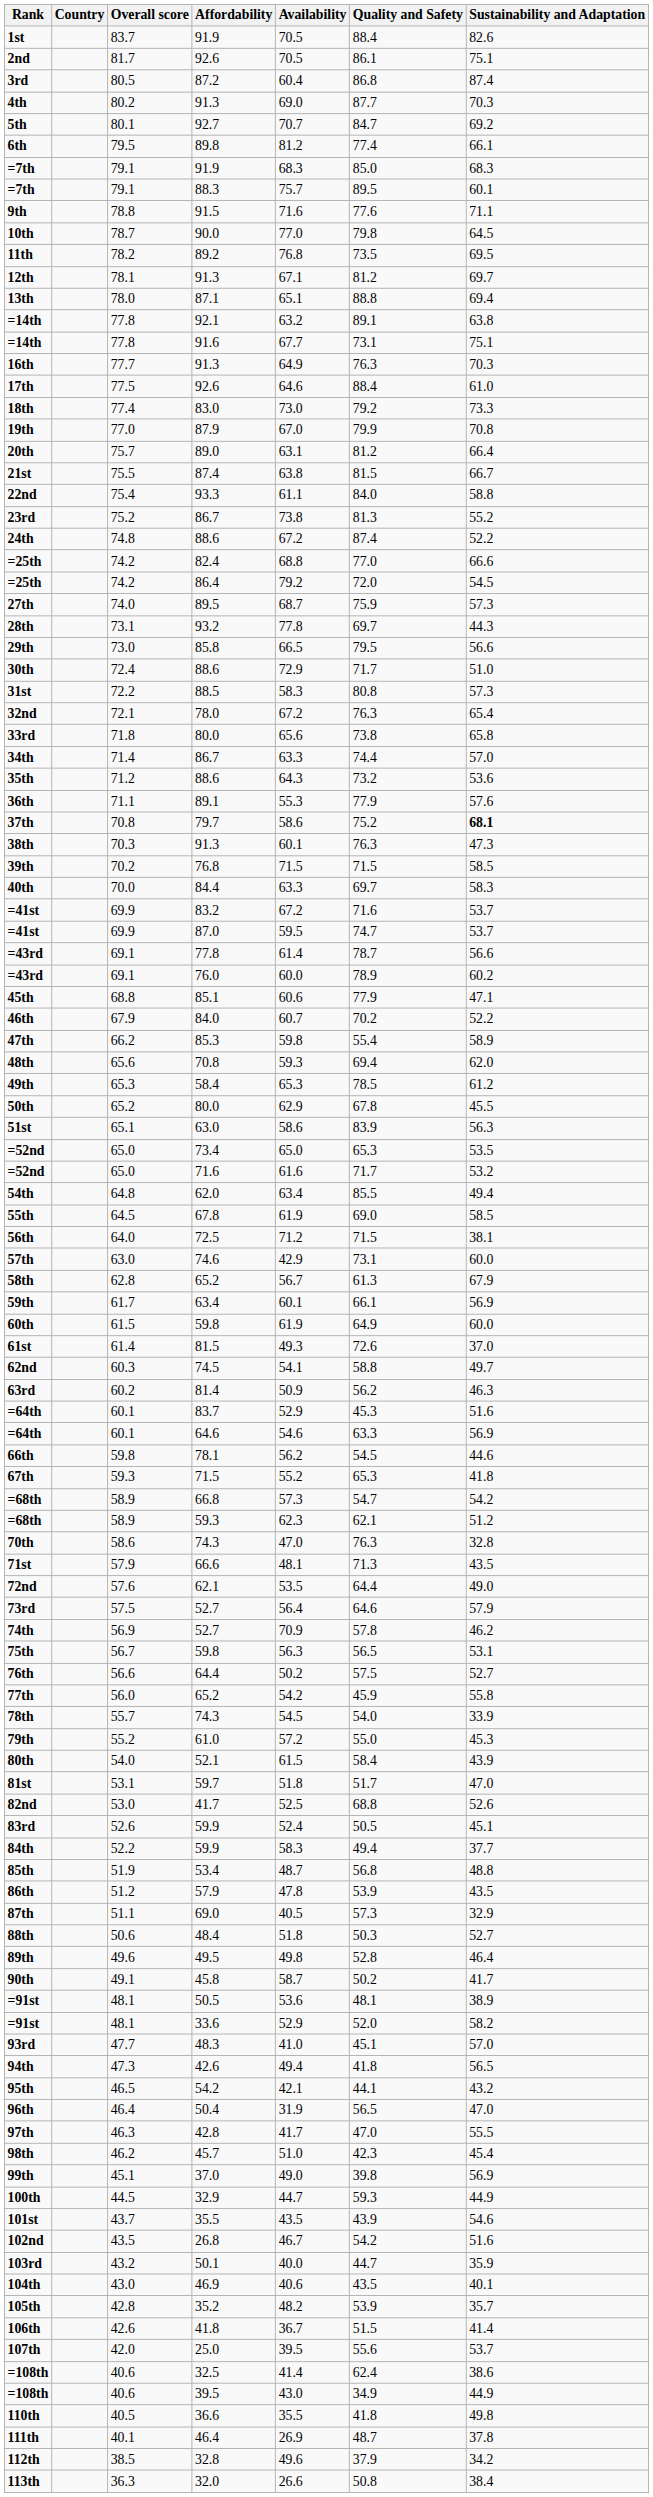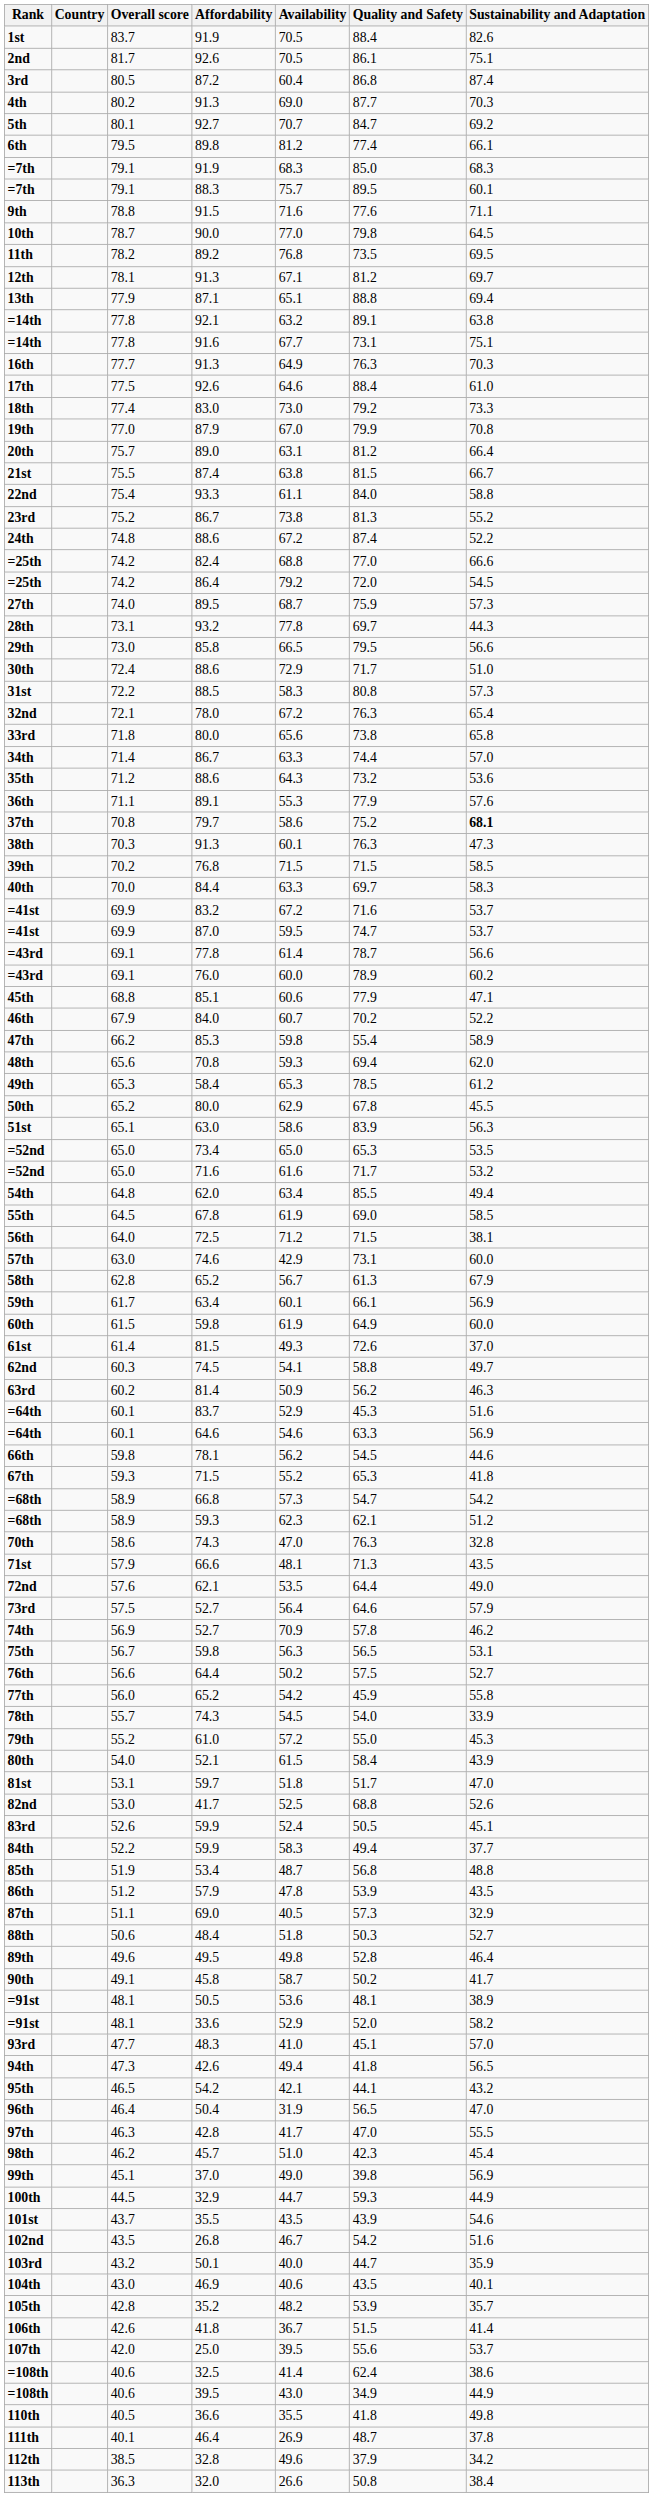(123, 299) 78.0 -> (123, 299) 77.9
